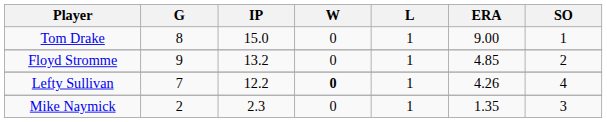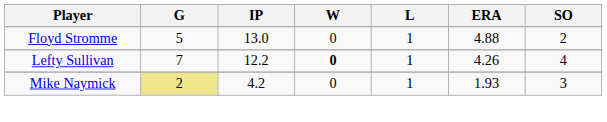- row: (73, 38)
(179, 60) 9 -> (179, 38) 5
(256, 60) 13.2 -> (256, 38) 13.0
(487, 60) 4.85 -> (487, 38) 4.88
(179, 106) no background -> (179, 83) khaki background
(256, 106) 2.3 -> (256, 83) 4.2
(487, 106) 1.35 -> (487, 83) 1.93
